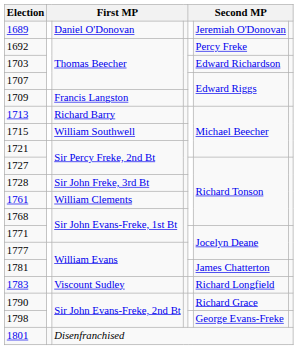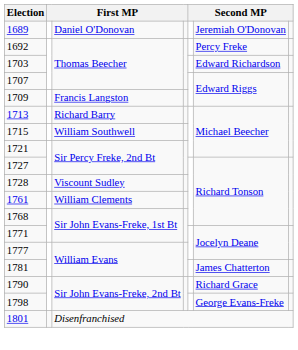(102, 183) Sir John Freke, 3rd Bt -> (89, 183) Viscount Sudley
- row: (18, 285)
